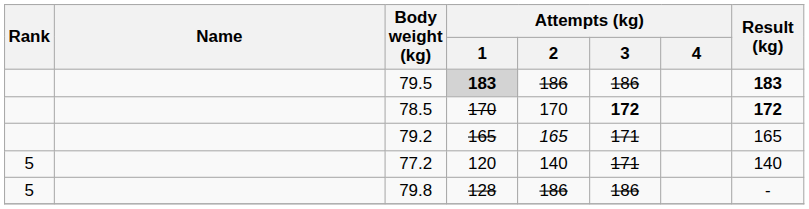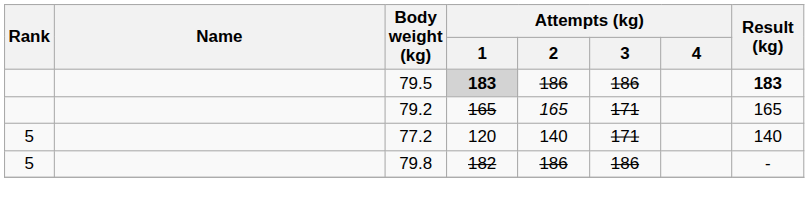- row: (416, 109)
(482, 190) 128 -> (482, 163) 182
